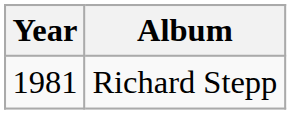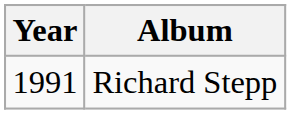(45, 81) 1981 -> (45, 81) 1991
